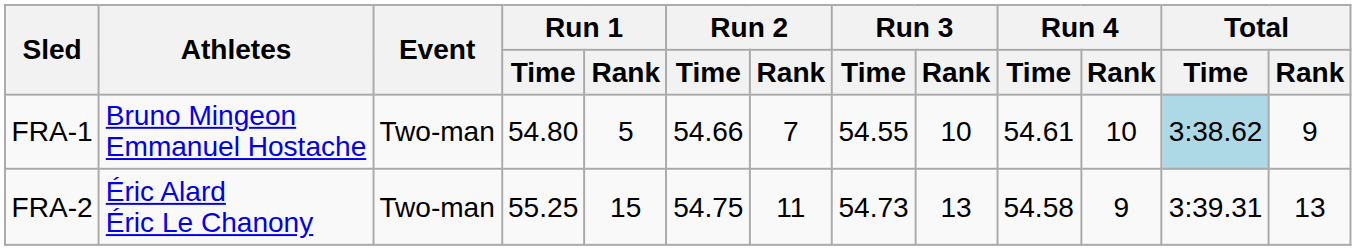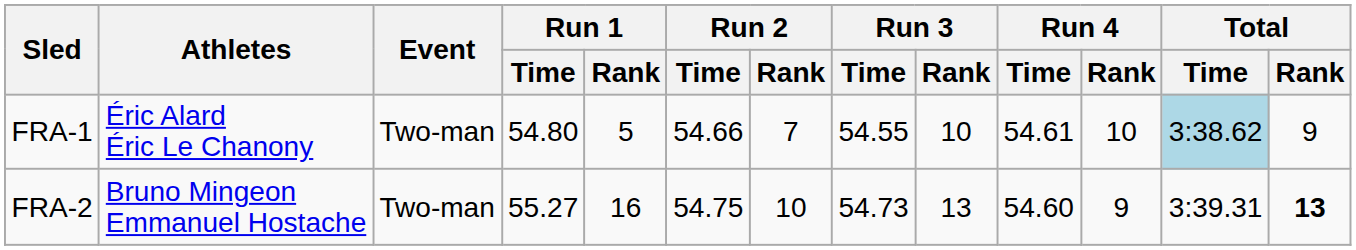(236, 132) Bruno Mingeon Emmanuel Hostache -> (210, 132) Éric Alard Éric Le Chanony
(210, 207) Éric Alard Éric Le Chanony -> (236, 207) Bruno Mingeon Emmanuel Hostache
(543, 207) 55.25 -> (543, 207) 55.27
(626, 207) 15 -> (626, 207) 16
(791, 207) 11 -> (791, 207) 10
(1039, 207) 54.58 -> (1039, 207) 54.60
(1310, 207) normal -> (1310, 207) bold
